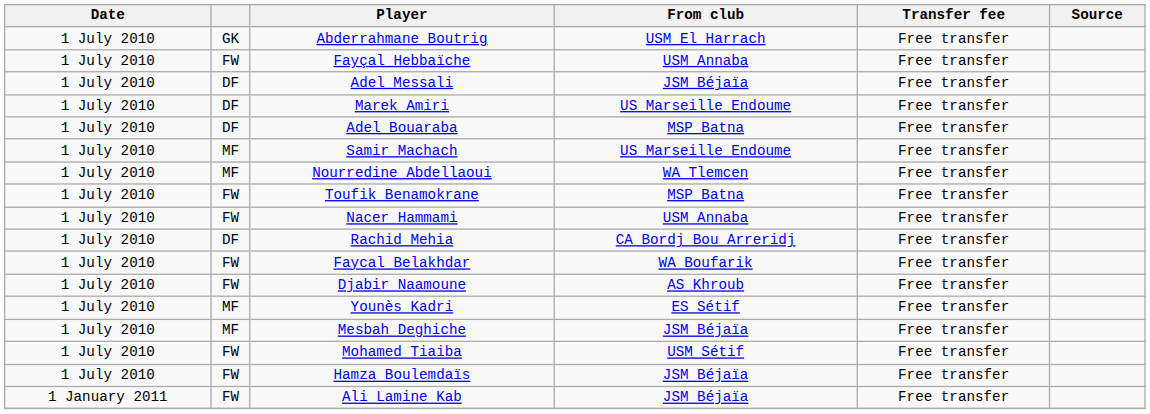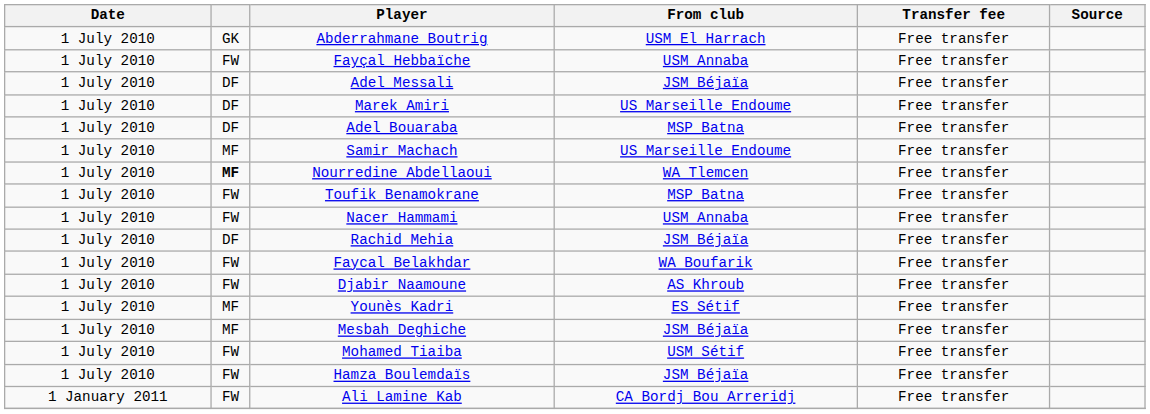(230, 173) normal -> (230, 173) bold
(706, 240) CA Bordj Bou Arreridj -> (706, 240) JSM Béjaïa
(706, 398) JSM Béjaïa -> (706, 398) CA Bordj Bou Arreridj
